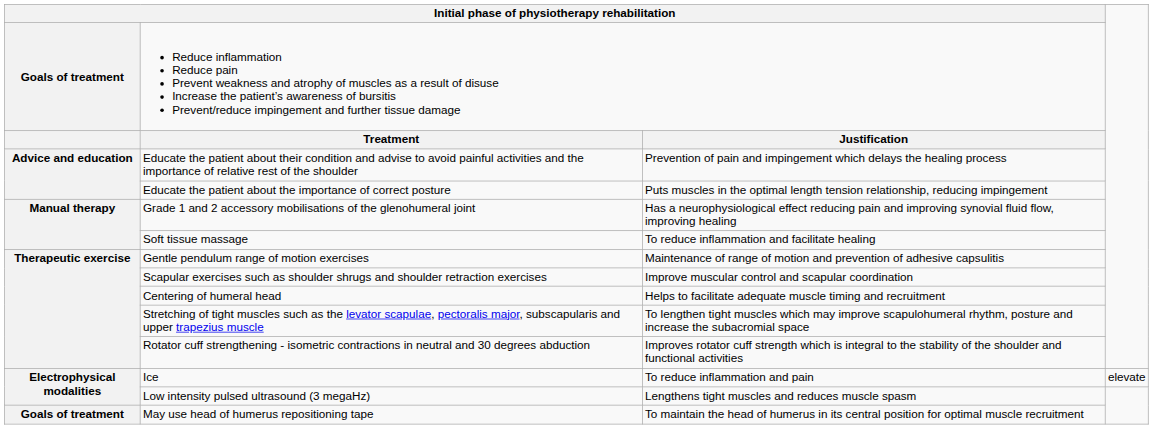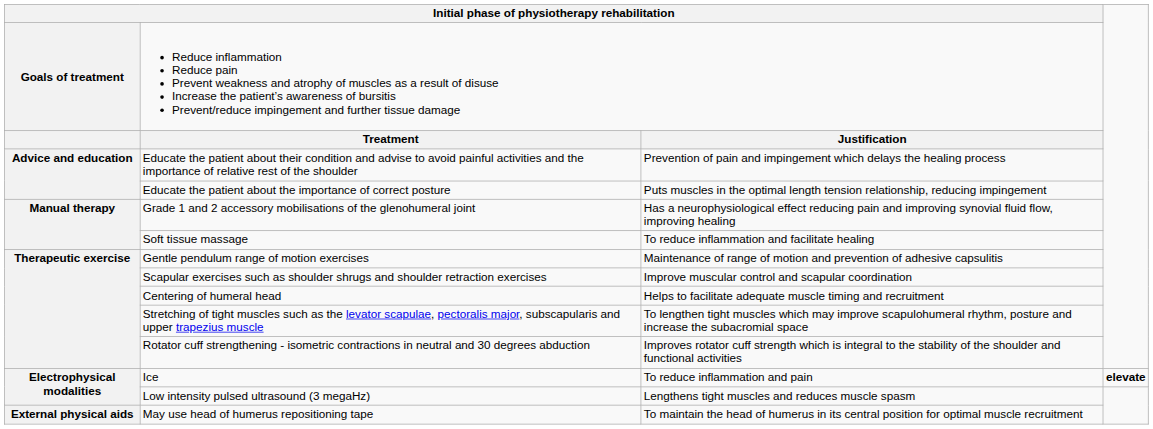(1127, 377) normal -> (1126, 377) bold
(72, 414) Goals of treatment -> (72, 414) External physical aids
